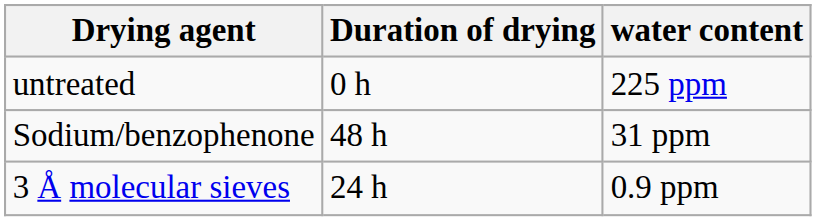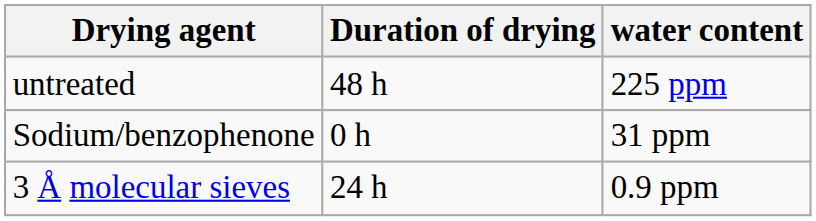(350, 82) 0 h -> (359, 82) 48 h
(359, 135) 48 h -> (350, 135) 0 h
